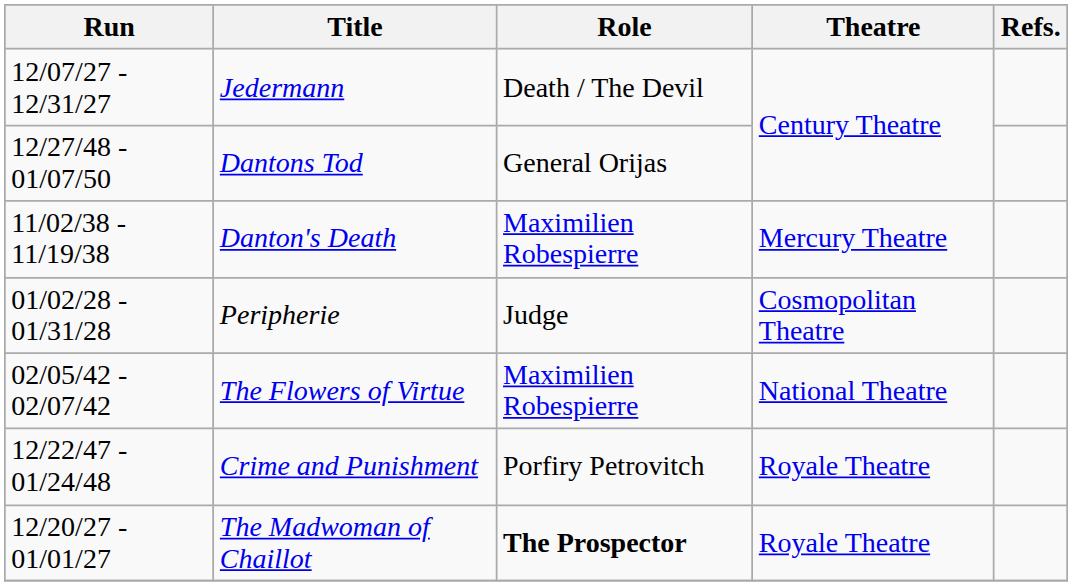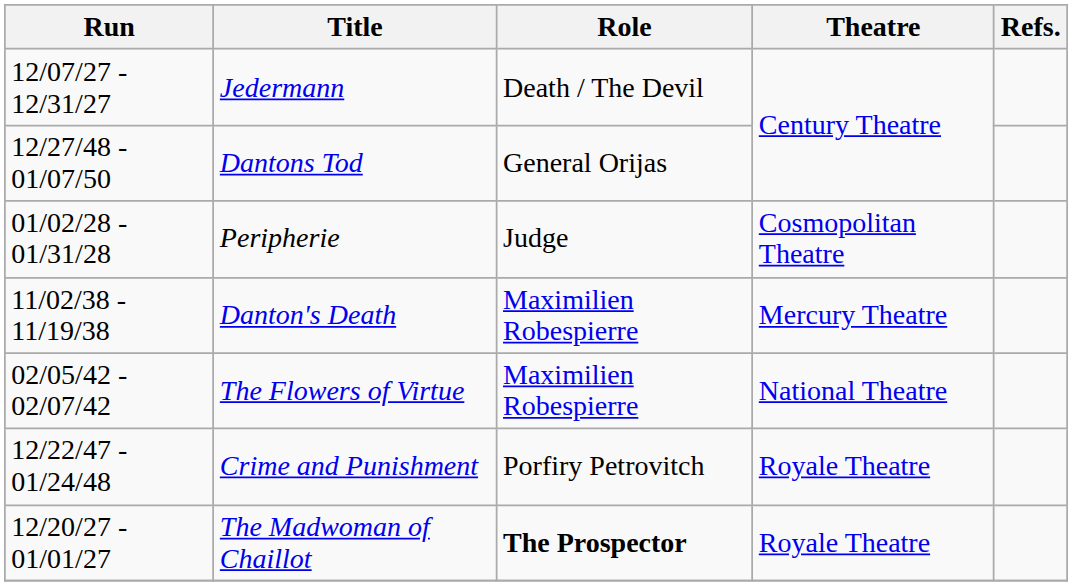rows swapped: (280, 314) <-> (308, 238)
